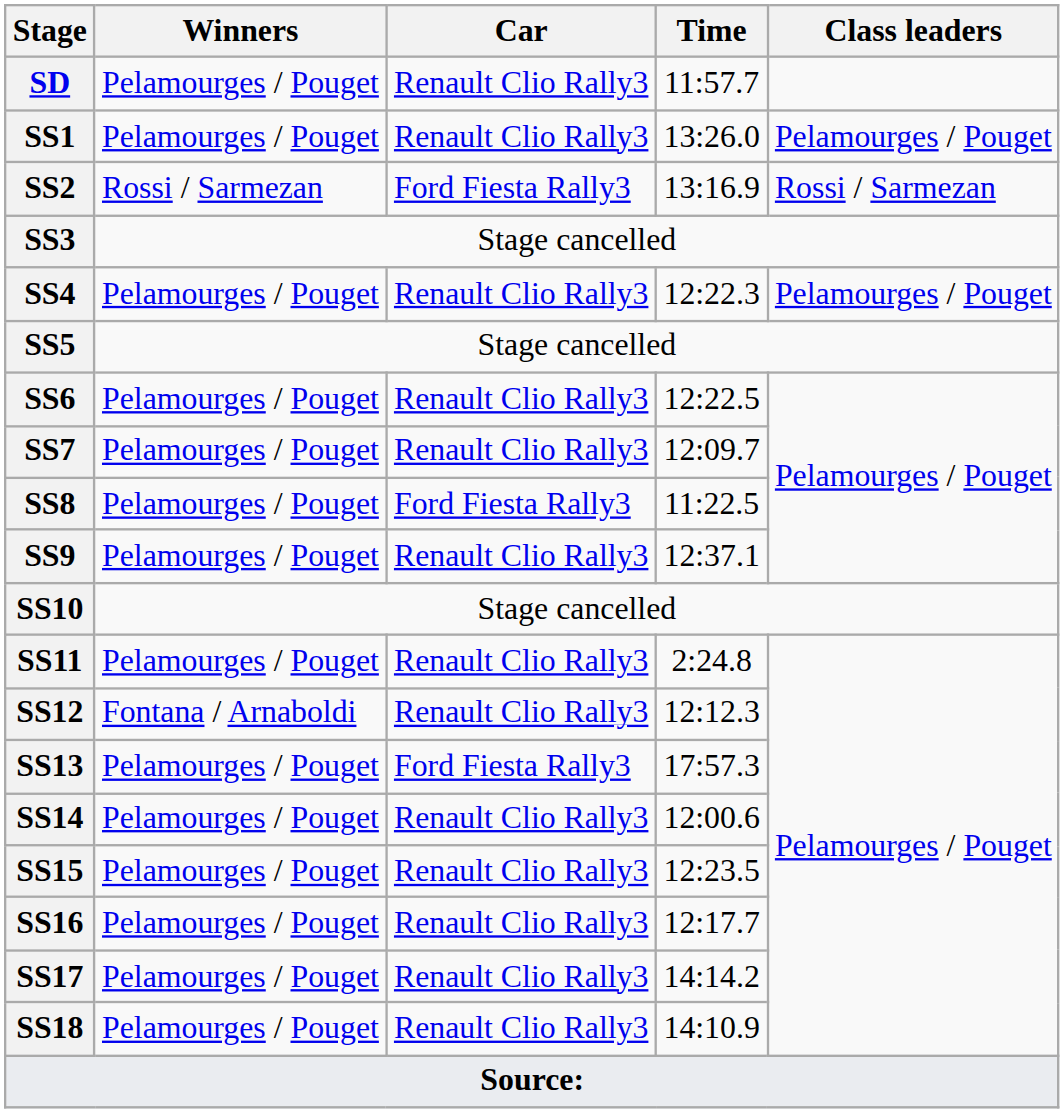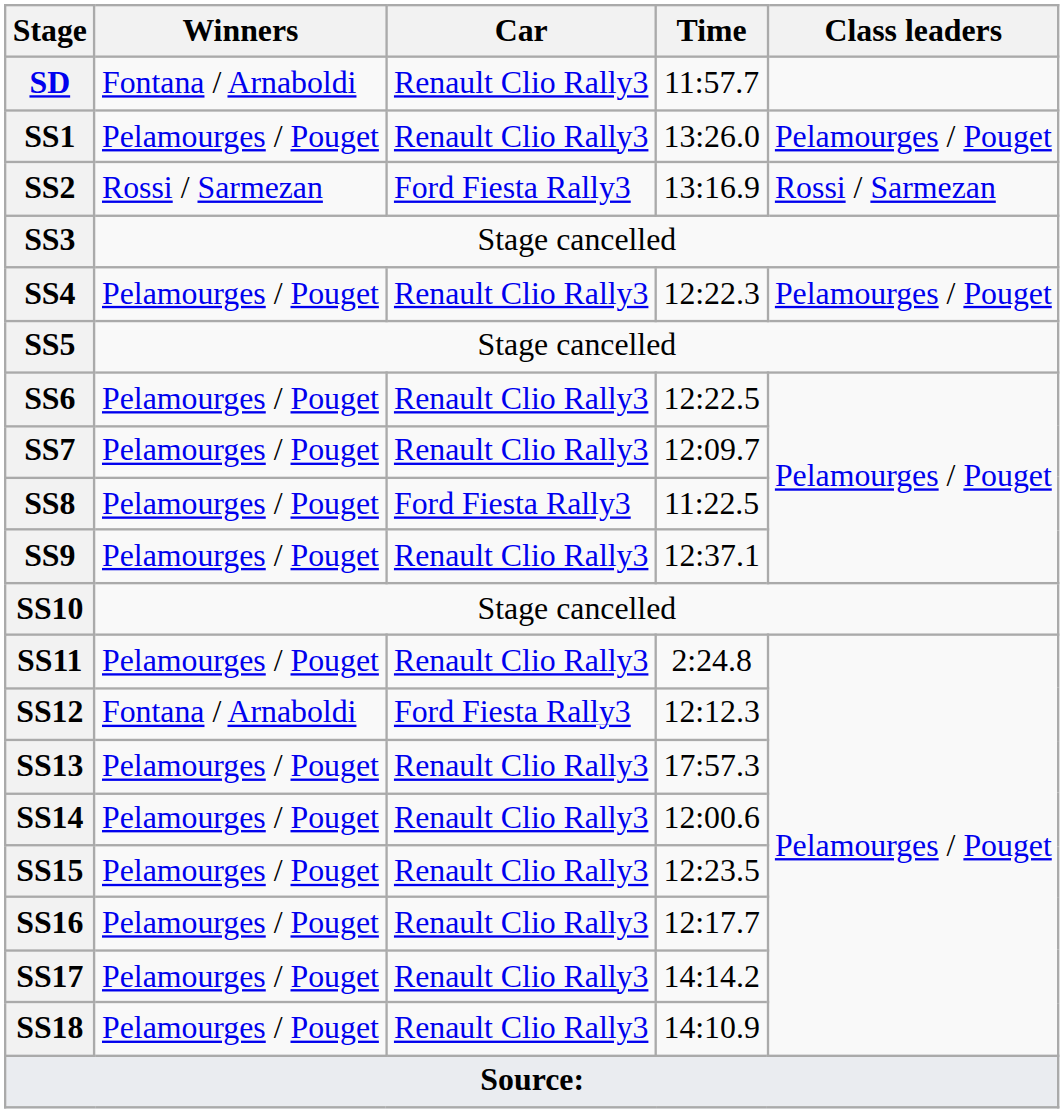(240, 82) Pelamourges / Pouget -> (229, 82) Fontana / Arnaboldi
(521, 712) Renault Clio Rally3 -> (512, 712) Ford Fiesta Rally3
(512, 765) Ford Fiesta Rally3 -> (521, 765) Renault Clio Rally3
